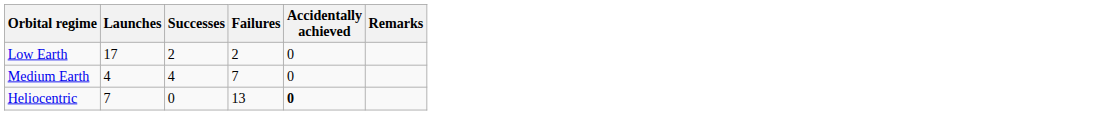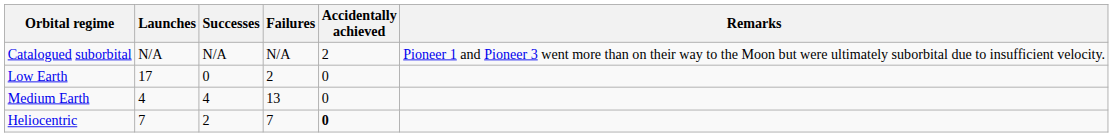+ row: (70, 53)
(171, 53) 2 -> (206, 76) 0
(235, 76) 7 -> (273, 98) 13
(171, 98) 0 -> (206, 120) 2
(238, 98) 13 -> (270, 120) 7
